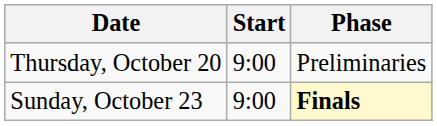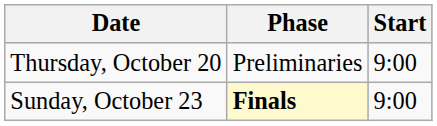columns swapped: (259, 23) <-> (361, 23)
